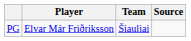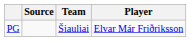columns swapped: (69, 12) <-> (169, 12)
